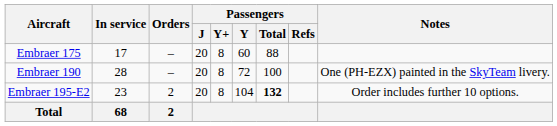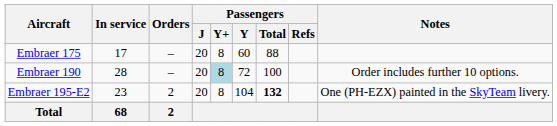(221, 72) no background -> (221, 72) lightblue background
(435, 72) One (PH-EZX) painted in the SkyTeam livery. -> (435, 72) Order includes further 10 options.
(435, 92) Order includes further 10 options. -> (435, 92) One (PH-EZX) painted in the SkyTeam livery.
